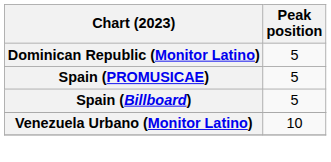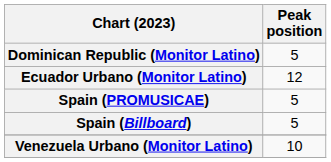+ row: (134, 77)
